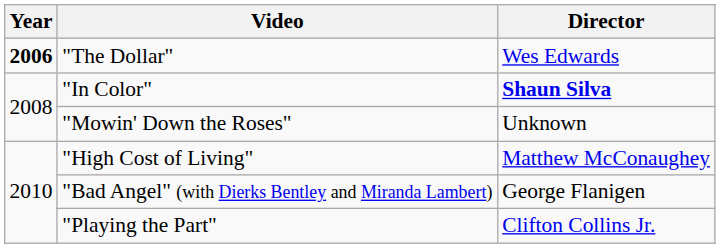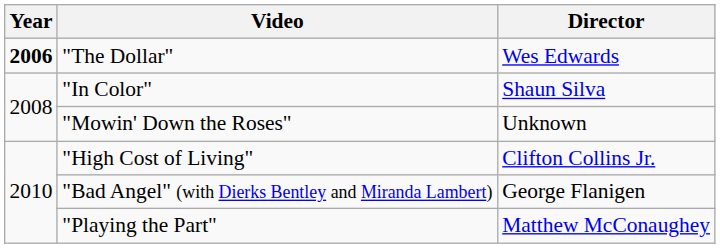(557, 89) bold -> (554, 89) normal
(606, 157) Matthew McConaughey -> (579, 157) Clifton Collins Jr.
(579, 225) Clifton Collins Jr. -> (606, 225) Matthew McConaughey
